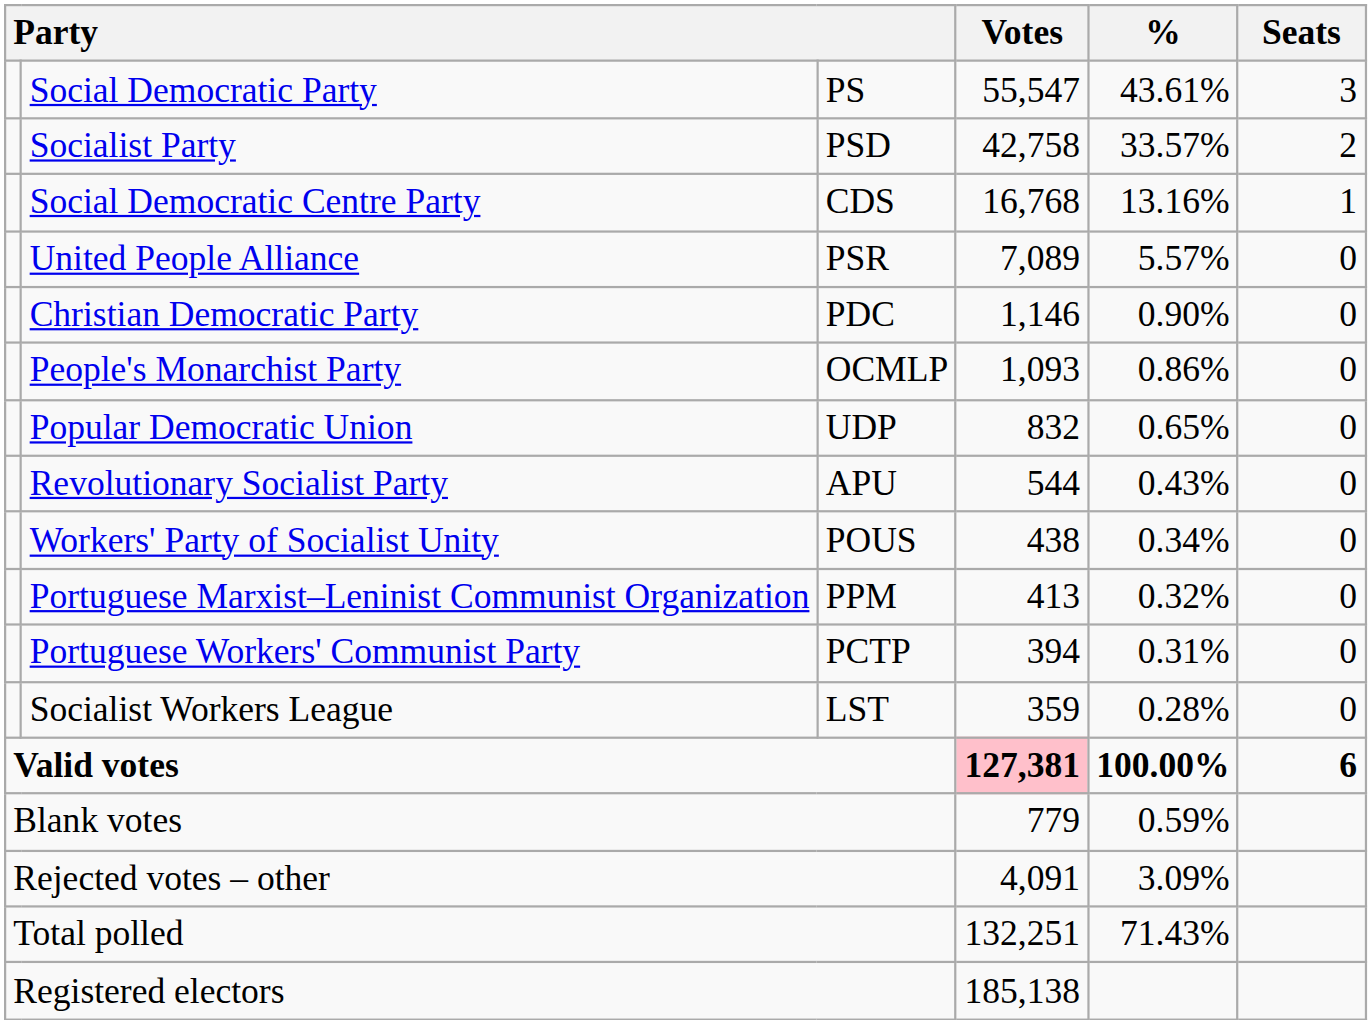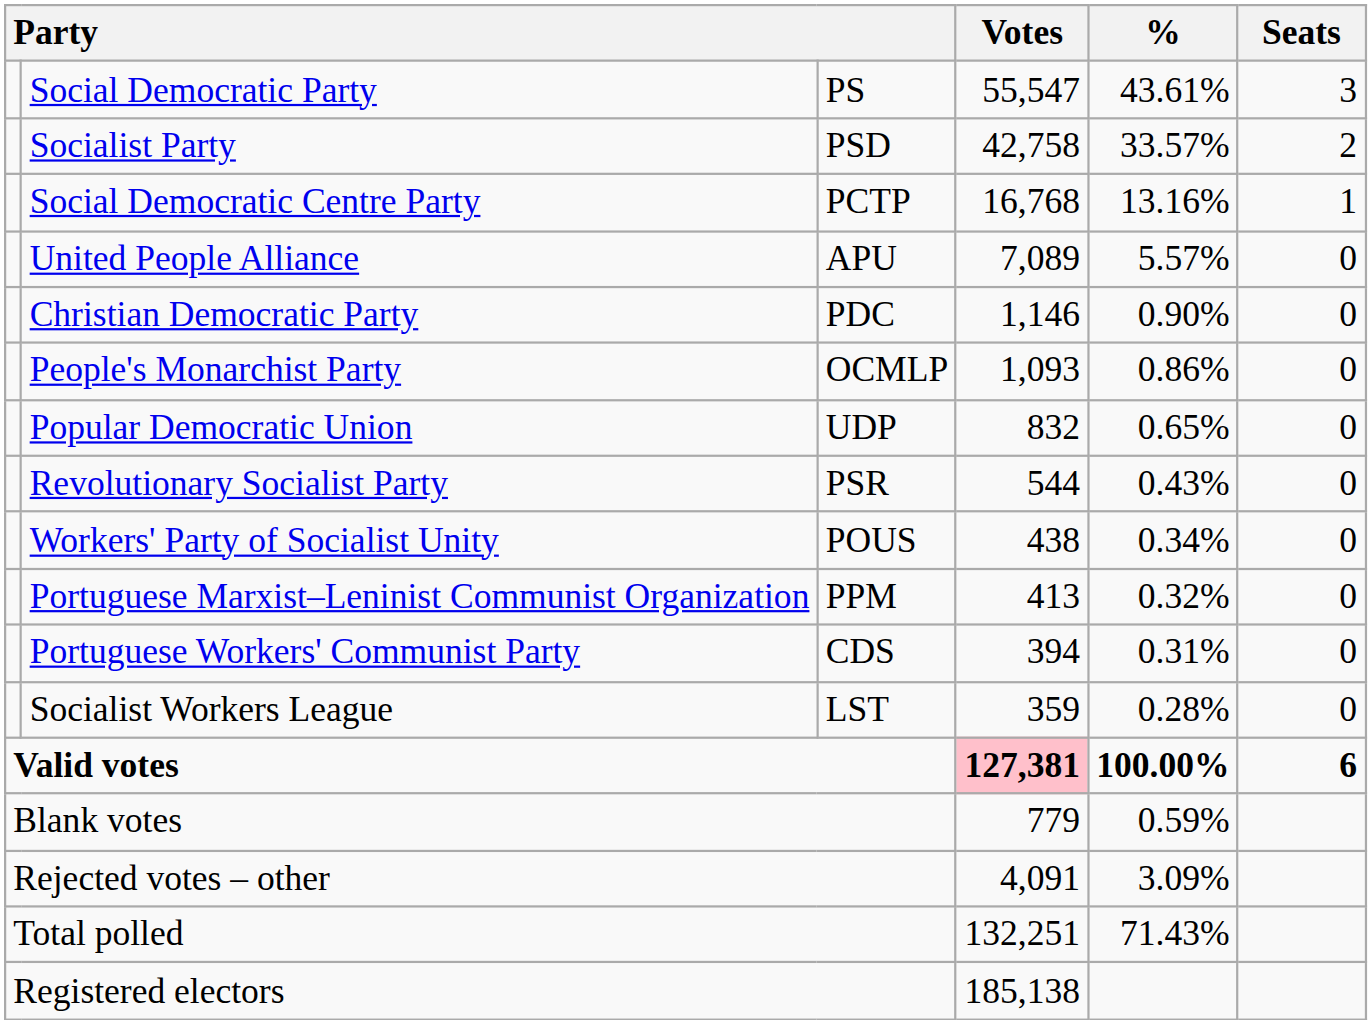(860, 201) CDS -> (868, 201) PCTP
(857, 257) PSR -> (861, 257) APU
(861, 483) APU -> (857, 483) PSR
(868, 652) PCTP -> (860, 652) CDS
